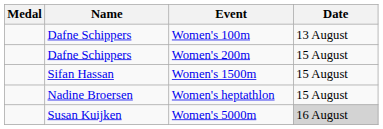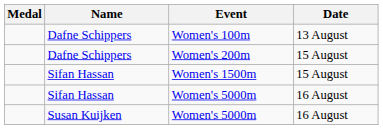- row: (90, 94)
+ row: (81, 94)
(322, 114) lightgrey background -> (322, 114) no background
